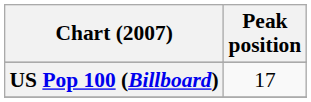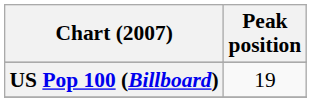(265, 79) 17 -> (265, 79) 19
